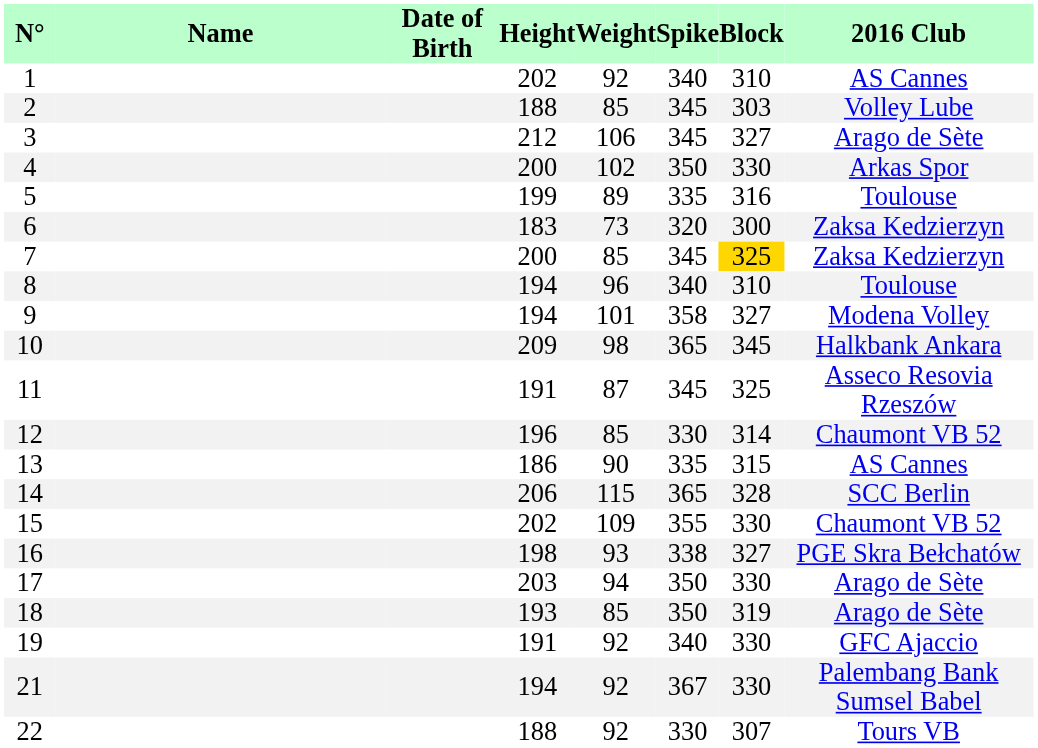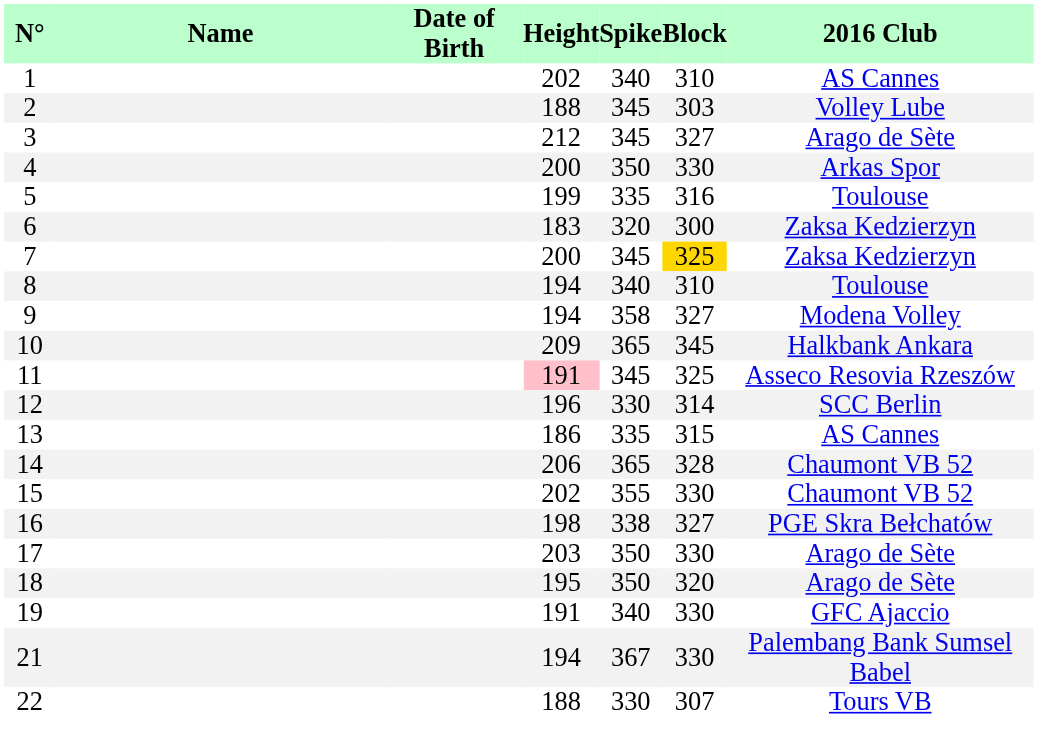- column: (616, 33)
(537, 389) no background -> (561, 374) pink background
(909, 434) Chaumont VB 52 -> (880, 404) SCC Berlin
(909, 493) SCC Berlin -> (880, 464) Chaumont VB 52
(537, 612) 193 -> (561, 582) 195
(751, 612) 319 -> (695, 582) 320
